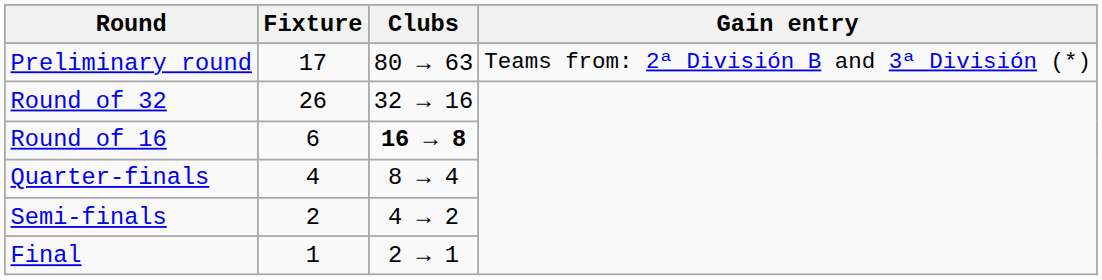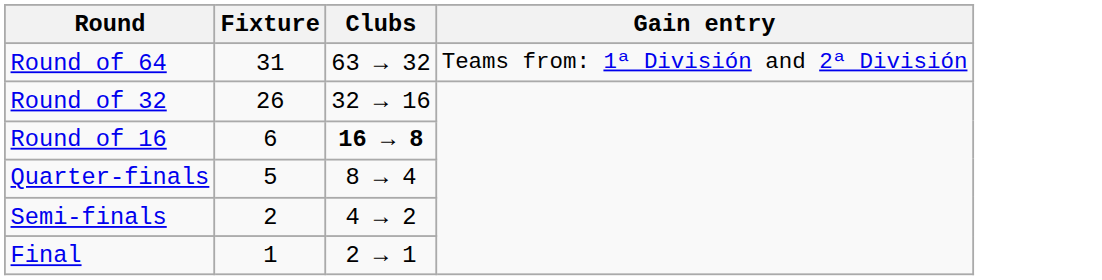- row: (131, 63)
+ row: (89, 63)
(313, 178) 4 -> (270, 178) 5
